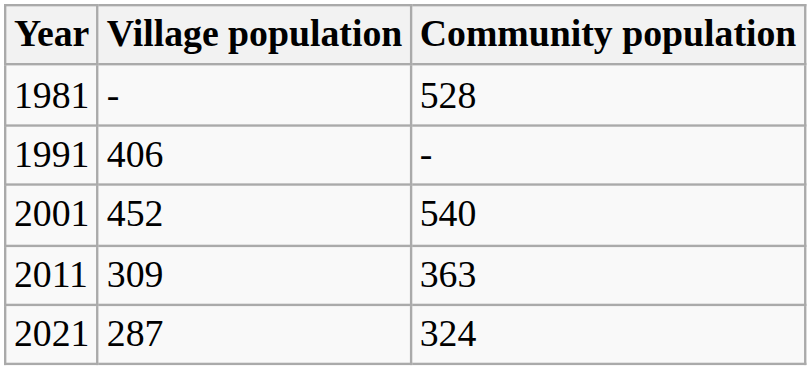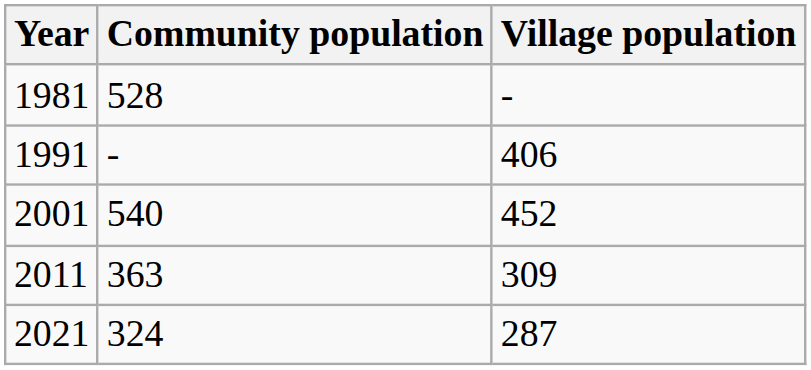columns swapped: (255, 34) <-> (608, 34)
